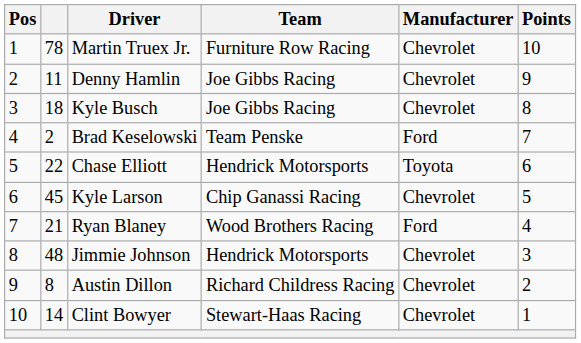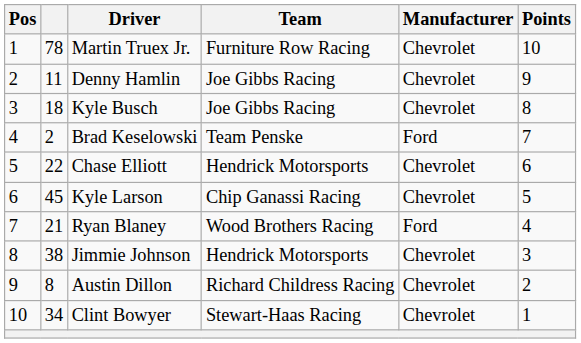(428, 166) Toyota -> (439, 166) Chevrolet
(54, 255) 48 -> (54, 255) 38
(54, 314) 14 -> (54, 314) 34
